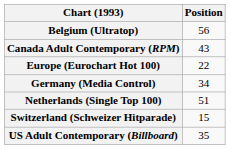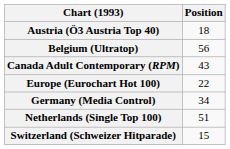+ row: (93, 30)
- row: (93, 135)
